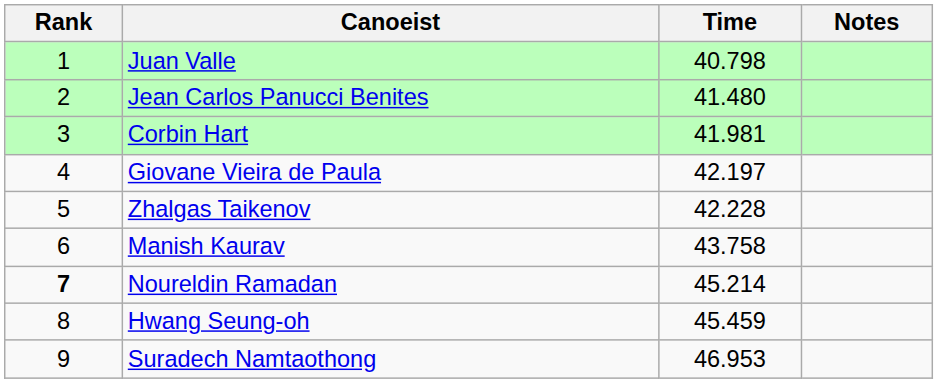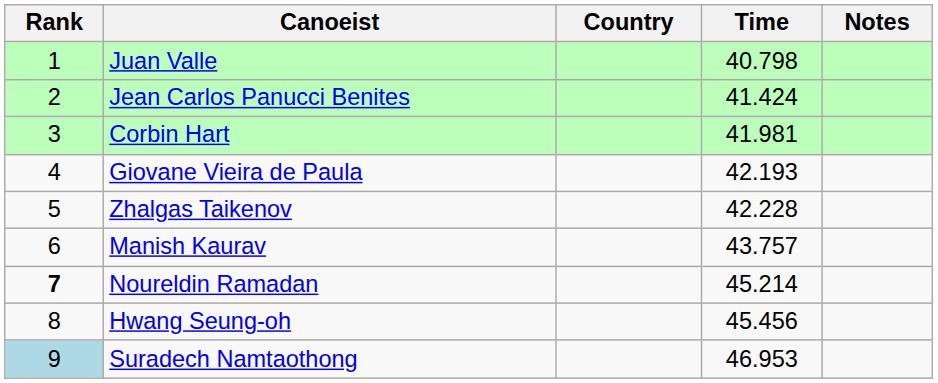+ column: (629, 23)
(730, 97) 41.480 -> (762, 97) 41.424
(730, 172) 42.197 -> (762, 172) 42.193
(730, 246) 43.758 -> (762, 246) 43.757
(730, 321) 45.459 -> (762, 321) 45.456
(64, 358) no background -> (54, 358) lightblue background
